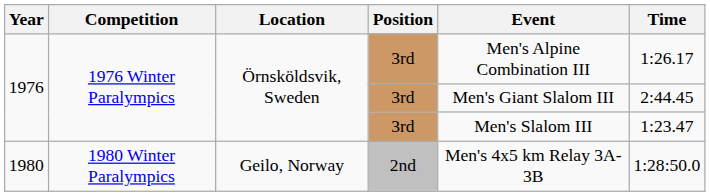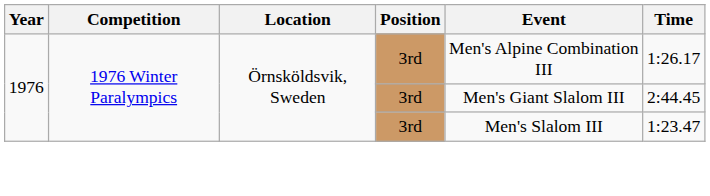- row: (26, 166)
